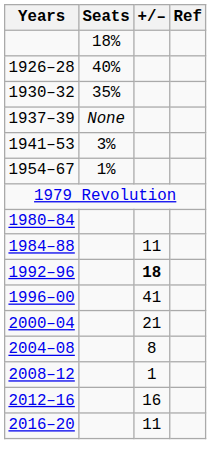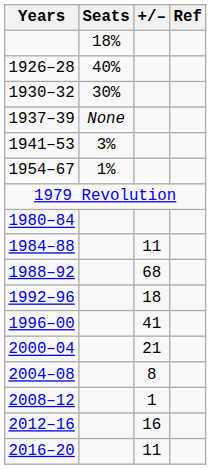(106, 94) 35% -> (106, 94) 30%
+ row: (42, 273)
(152, 273) bold -> (152, 298) normal
